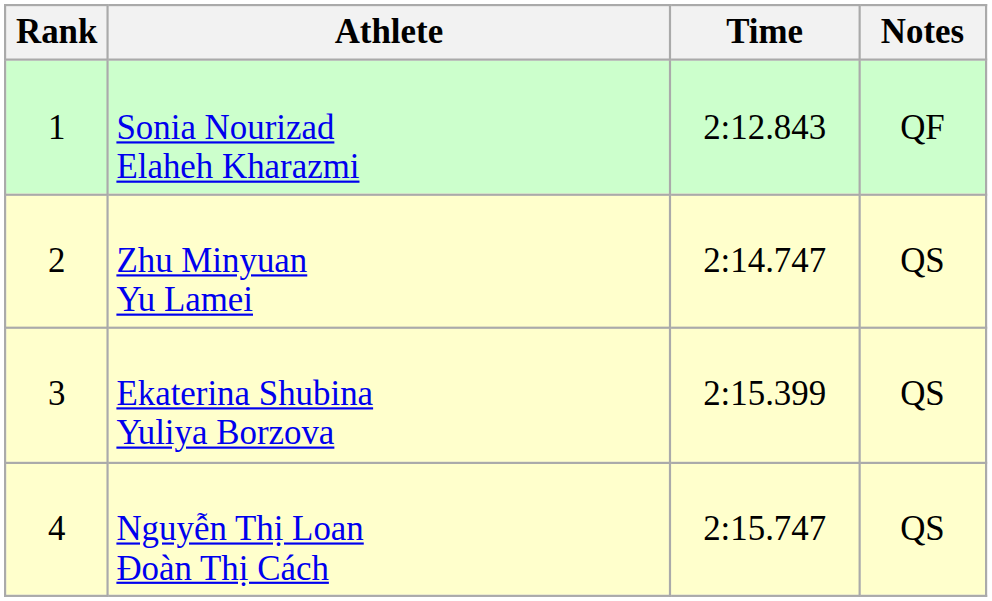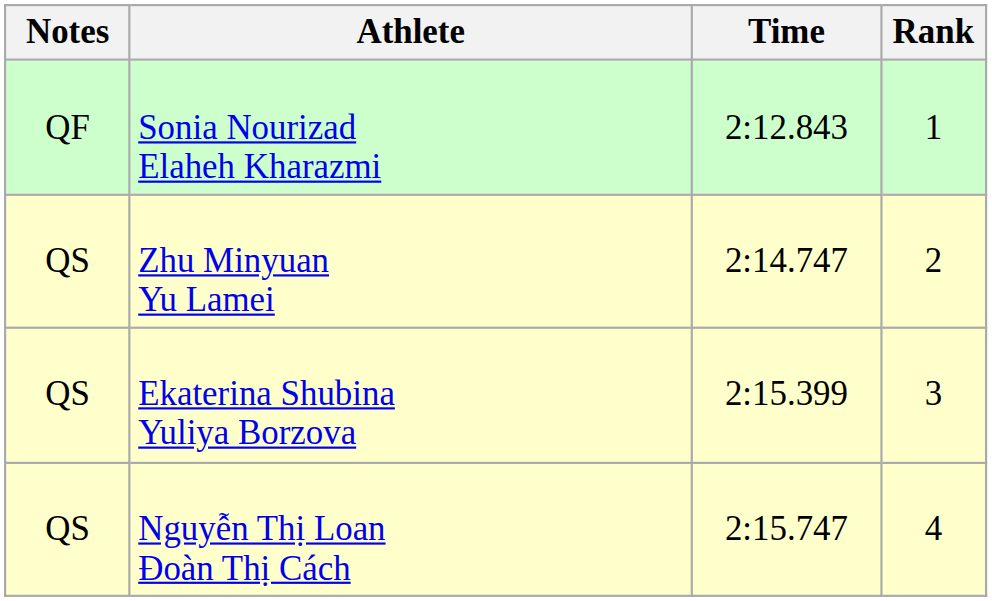columns swapped: (57, 32) <-> (922, 32)
